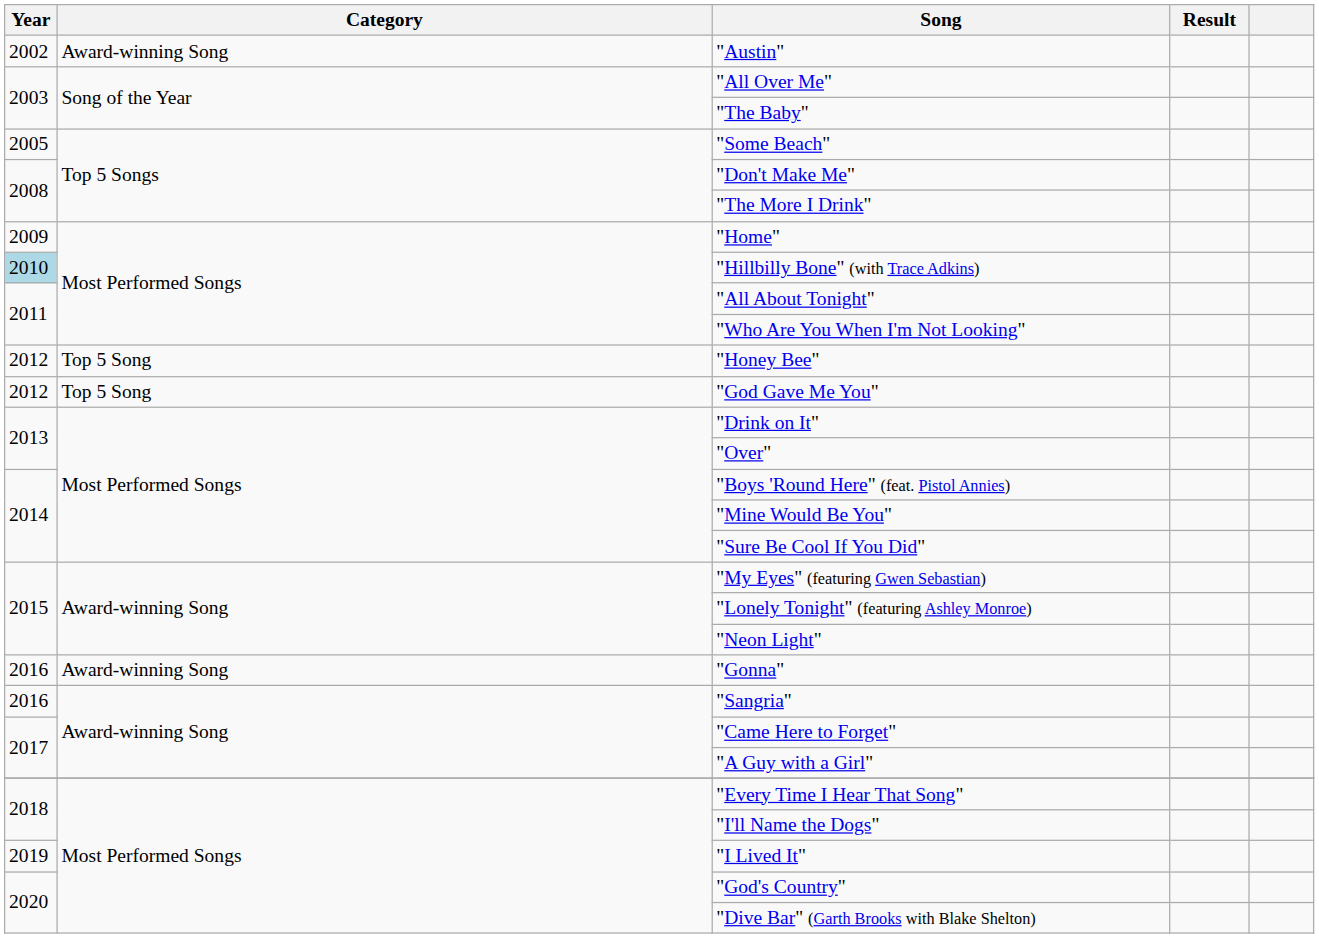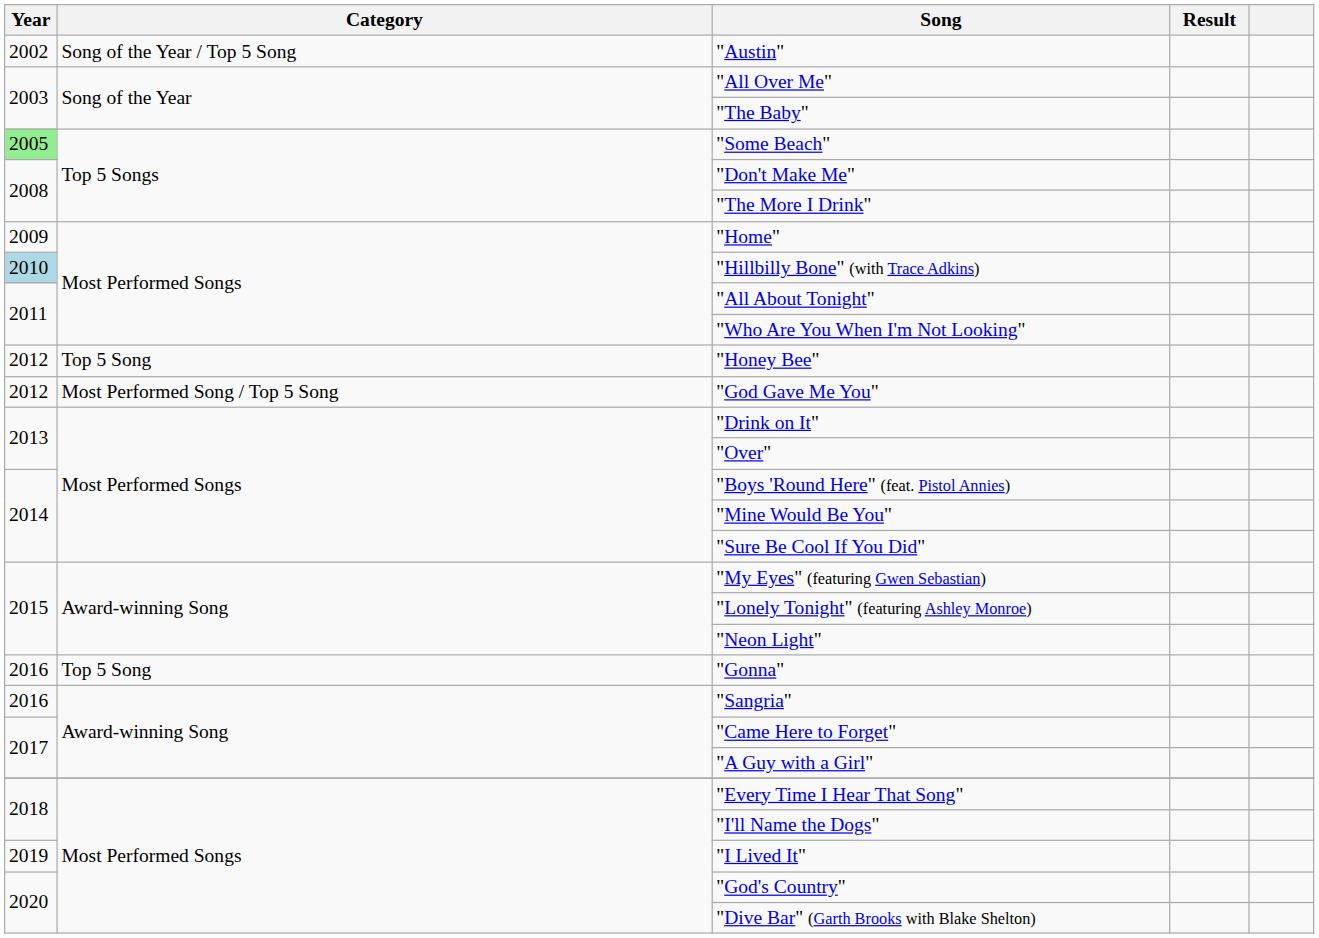(145, 50) Award-winning Song -> (179, 50) Song of the Year / Top 5 Song
(29, 143) no background -> (29, 143) lightgreen background
(106, 391) Top 5 Song -> (200, 391) Most Performed Song / Top 5 Song
(145, 670) Award-winning Song -> (106, 670) Top 5 Song
